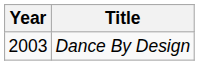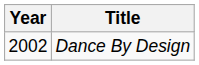(28, 45) 2003 -> (28, 45) 2002
